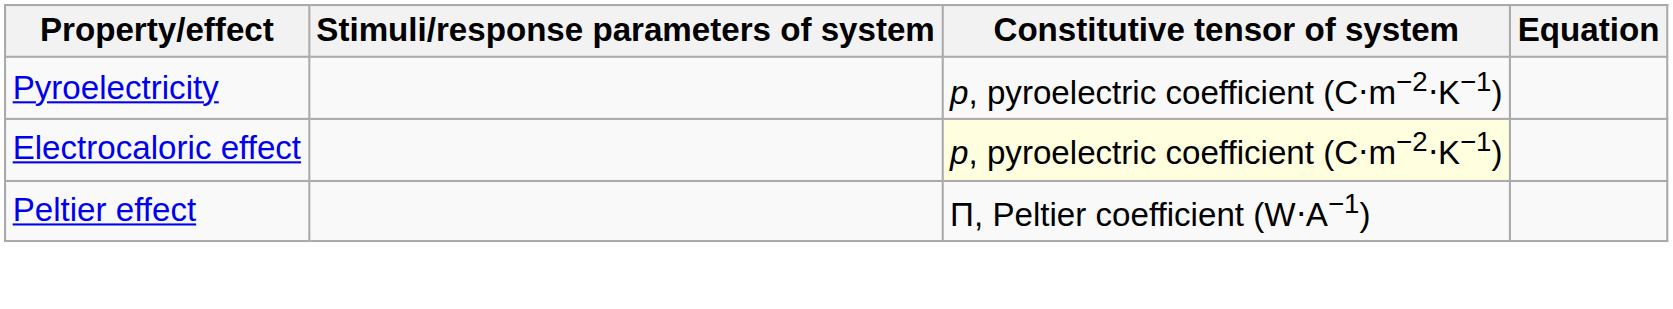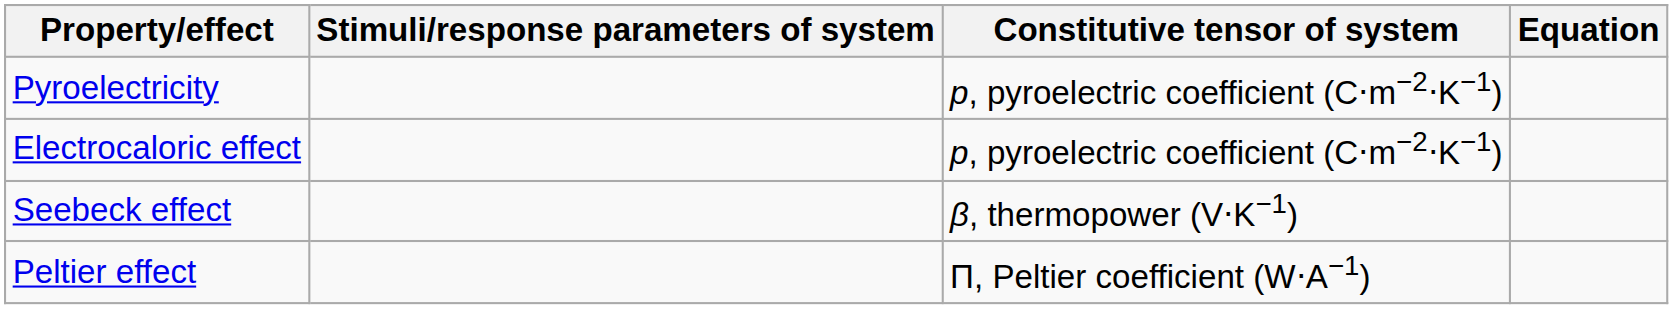(1226, 149) lightyellow background -> (1226, 149) no background
+ row: (122, 210)
